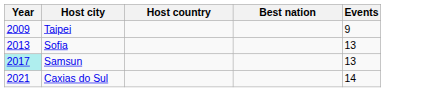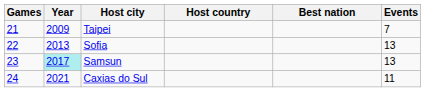+ column: (24, 12)
(347, 29) 9 -> (387, 29) 7
(350, 78) 14 -> (389, 78) 11
